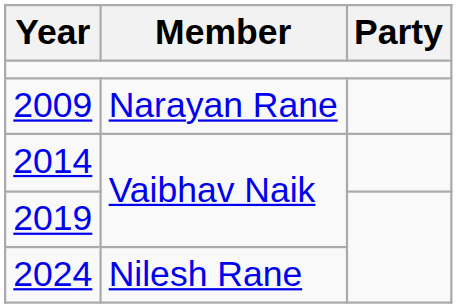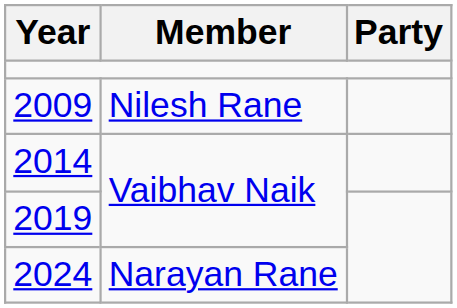(223, 105) Narayan Rane -> (205, 105) Nilesh Rane
(205, 274) Nilesh Rane -> (223, 274) Narayan Rane
